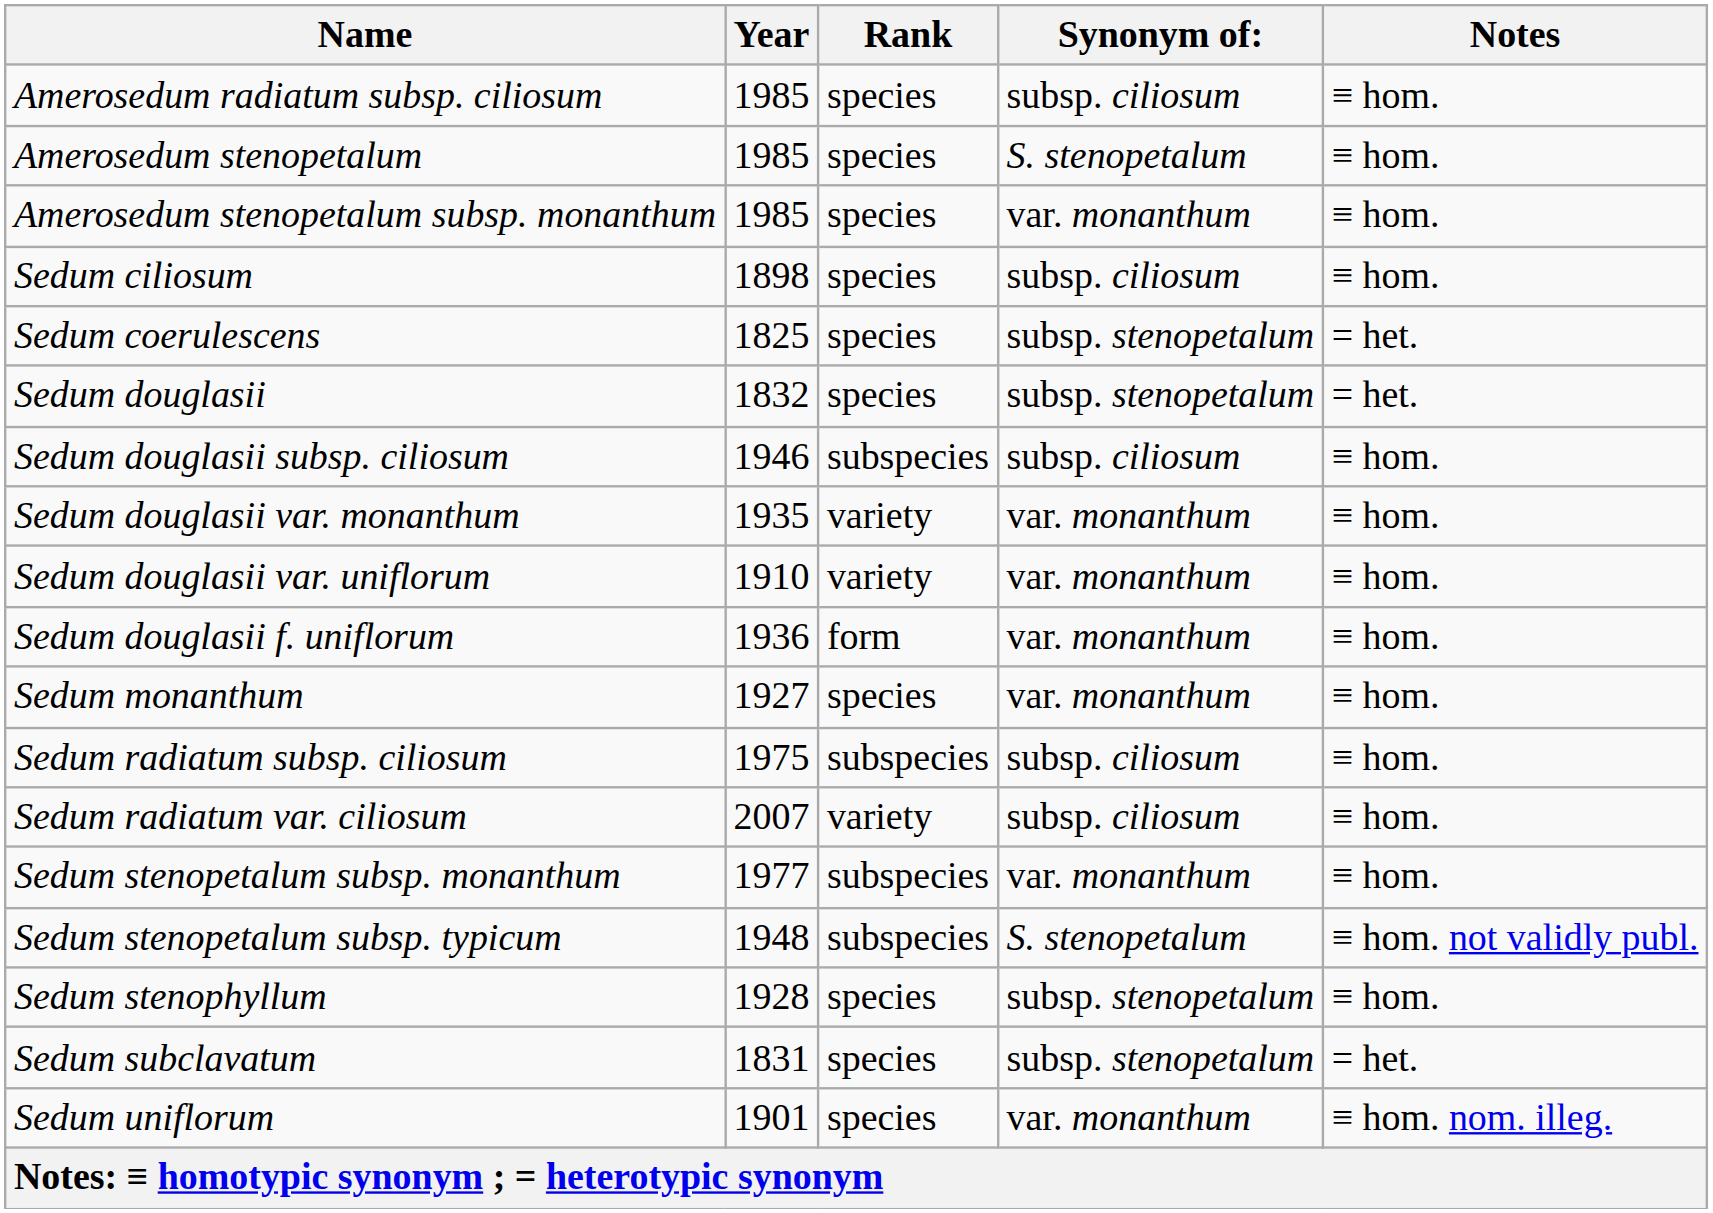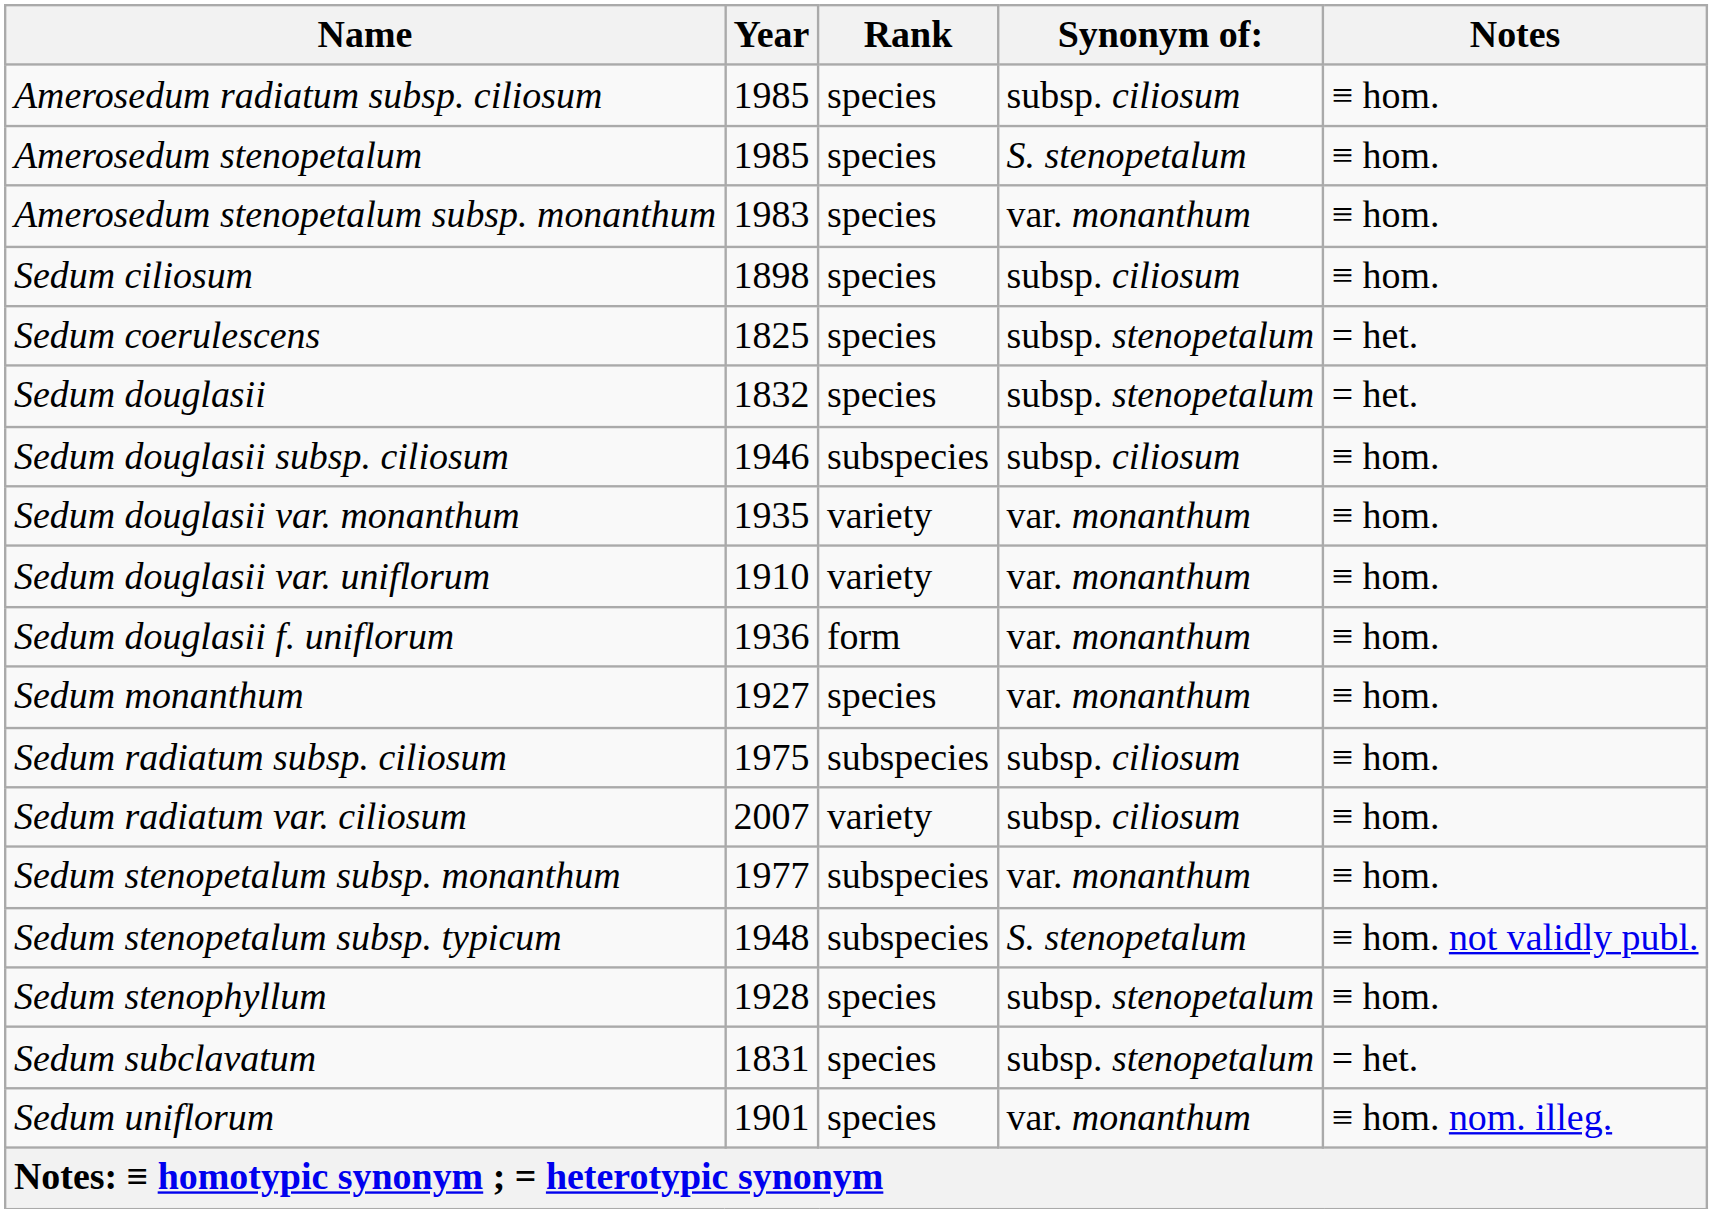(772, 214) 1985 -> (772, 214) 1983
